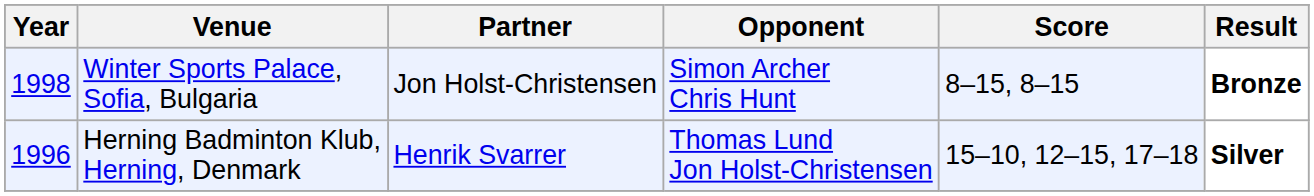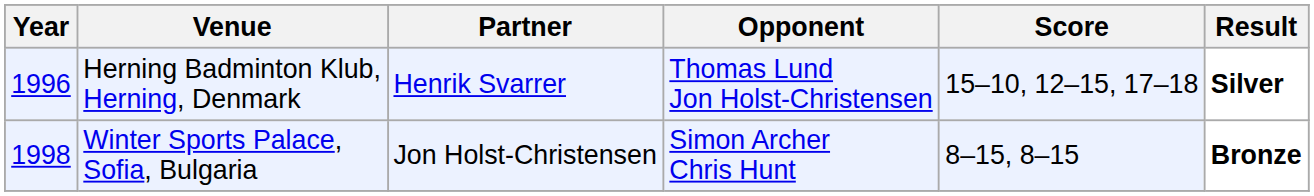rows swapped: (232, 156) <-> (213, 84)
